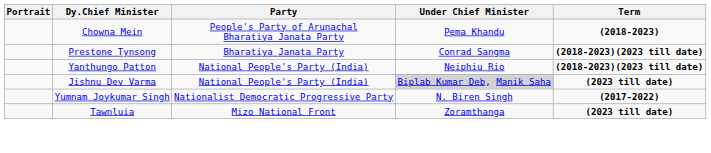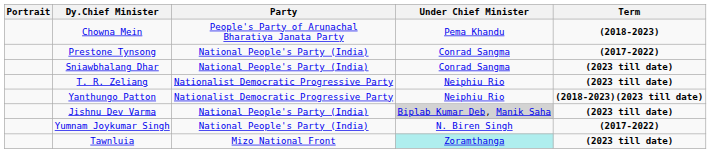(284, 52) Bharatiya Janata Party -> (284, 52) National People's Party (India)
(629, 52) (2018-2023)(2023 till date) -> (629, 52) (2017-2022)
+ row: (112, 67)
+ row: (112, 82)
(284, 67) National People's Party (India) -> (284, 96) Nationalist Democratic Progressive Party
(284, 96) Nationalist Democratic Progressive Party -> (284, 126) National People's Party (India)
(474, 111) no background -> (474, 141) paleturquoise background
